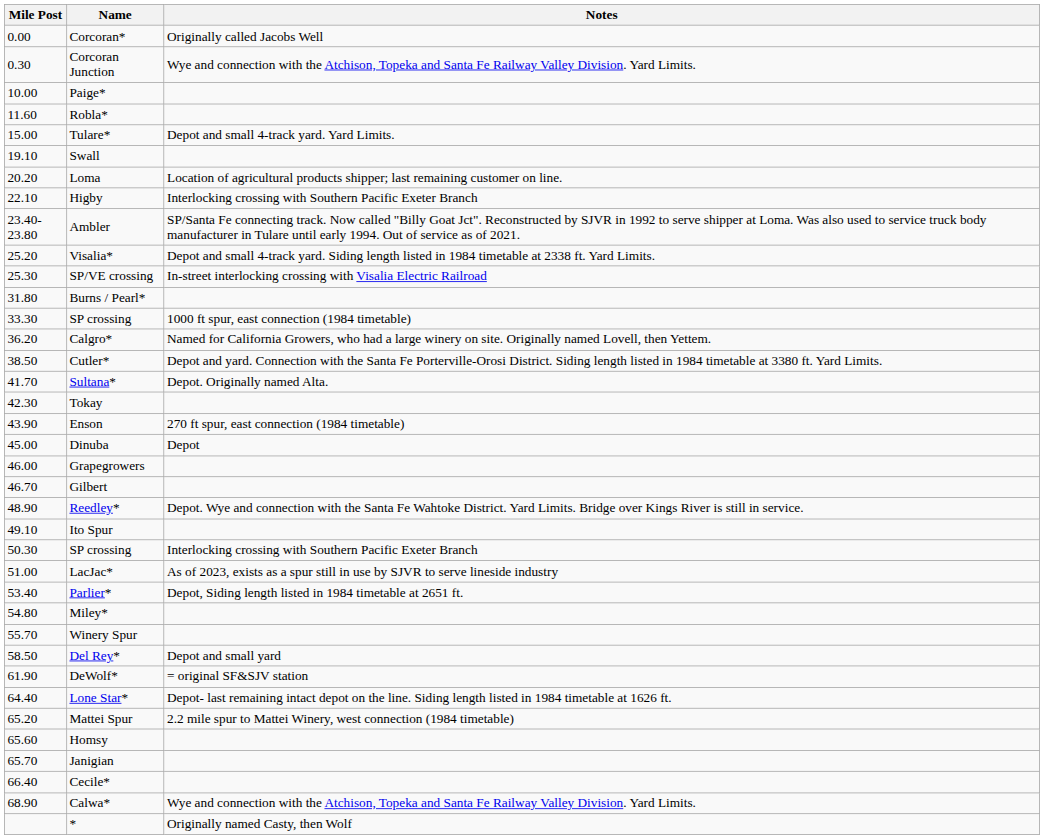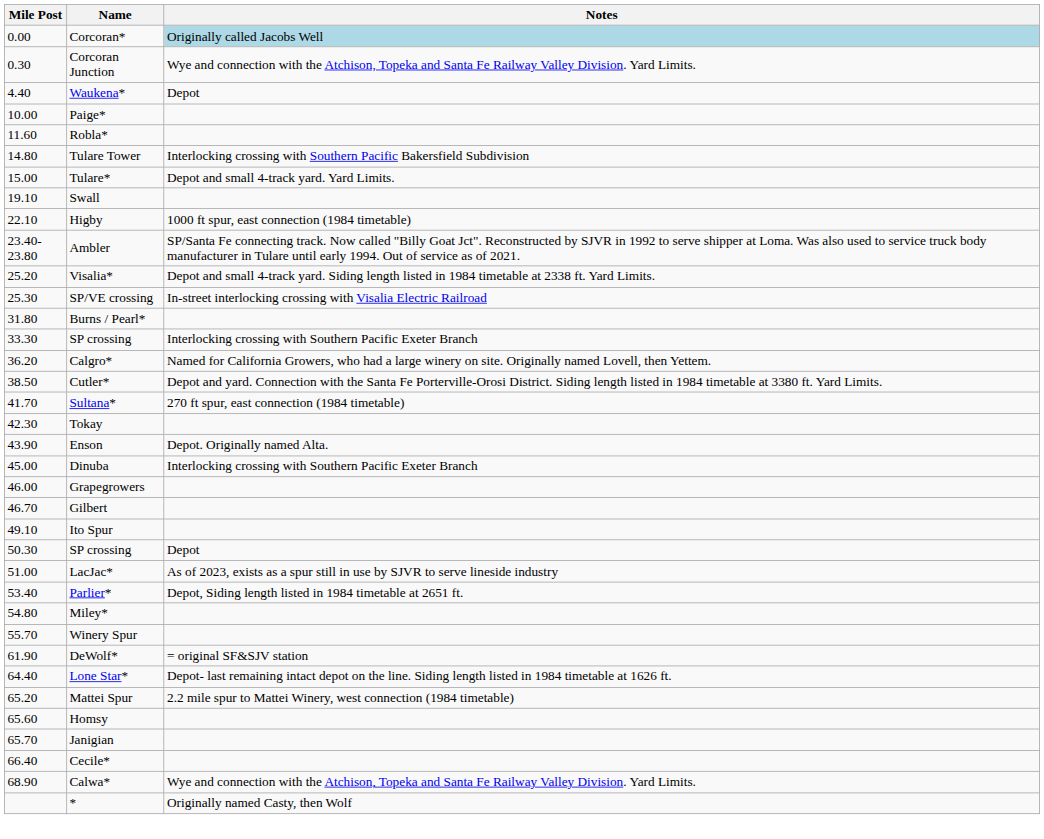(245, 36) no background -> (245, 36) lightblue background
+ row: (19, 93)
+ row: (22, 156)
- row: (22, 177)
(322, 198) Interlocking crossing with Southern Pacific Exeter Branch -> (289, 219) 1000 ft spur, east connection (1984 timetable)
(289, 318) 1000 ft spur, east connection (1984 timetable) -> (322, 339) Interlocking crossing with Southern Pacific Exeter Branch
(248, 381) Depot. Originally named Alta. -> (286, 402) 270 ft spur, east connection (1984 timetable)
(286, 424) 270 ft spur, east connection (1984 timetable) -> (248, 445) Depot. Originally named Alta.
(183, 445) Depot -> (322, 466) Interlocking crossing with Southern Pacific Exeter Branch
- row: (22, 508)
(322, 550) Interlocking crossing with Southern Pacific Exeter Branch -> (183, 550) Depot
- row: (22, 655)
